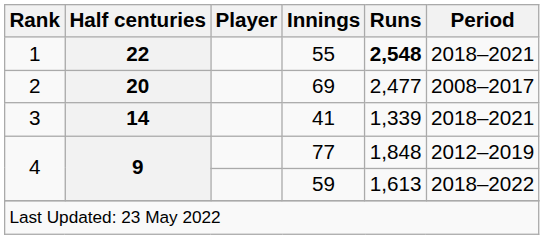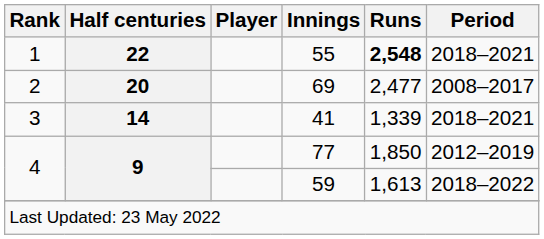(396, 151) 1,848 -> (396, 151) 1,850
